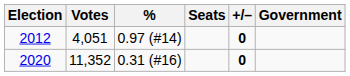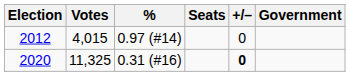(90, 37) 4,051 -> (90, 37) 4,015
(242, 37) bold -> (242, 37) normal
(90, 60) 11,352 -> (90, 60) 11,325
